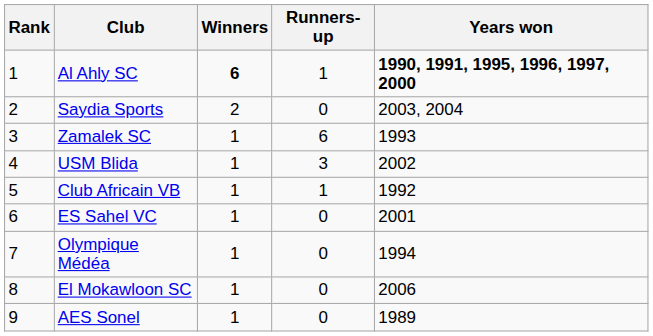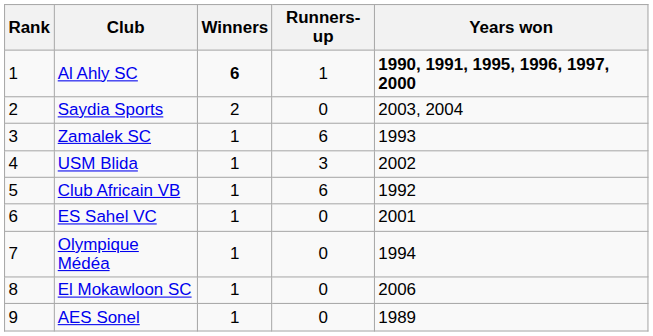(323, 190) 1 -> (323, 190) 6
